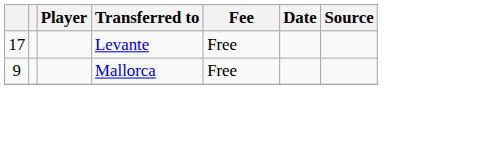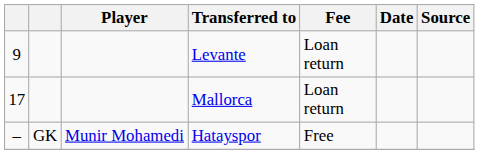(17, 44) 17 -> (17, 53) 9
(222, 44) Free -> (324, 53) Loan return
(17, 71) 9 -> (17, 99) 17
(222, 71) Free -> (324, 99) Loan return
+ row: (226, 135)
